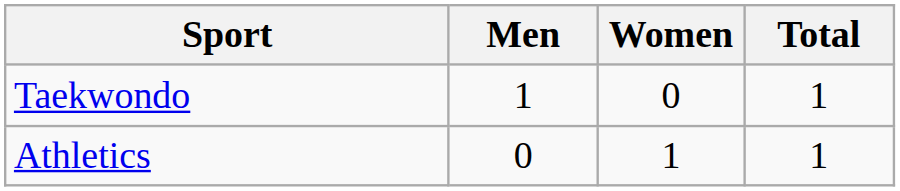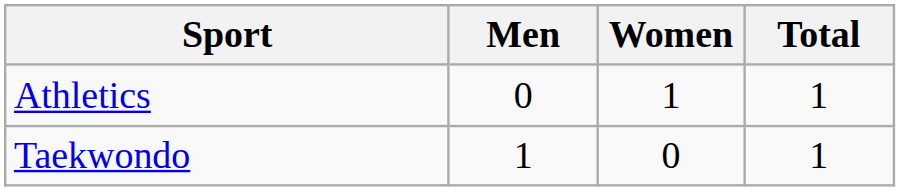rows swapped: (82, 154) <-> (102, 94)
